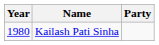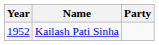(18, 31) 1980 -> (18, 31) 1952
